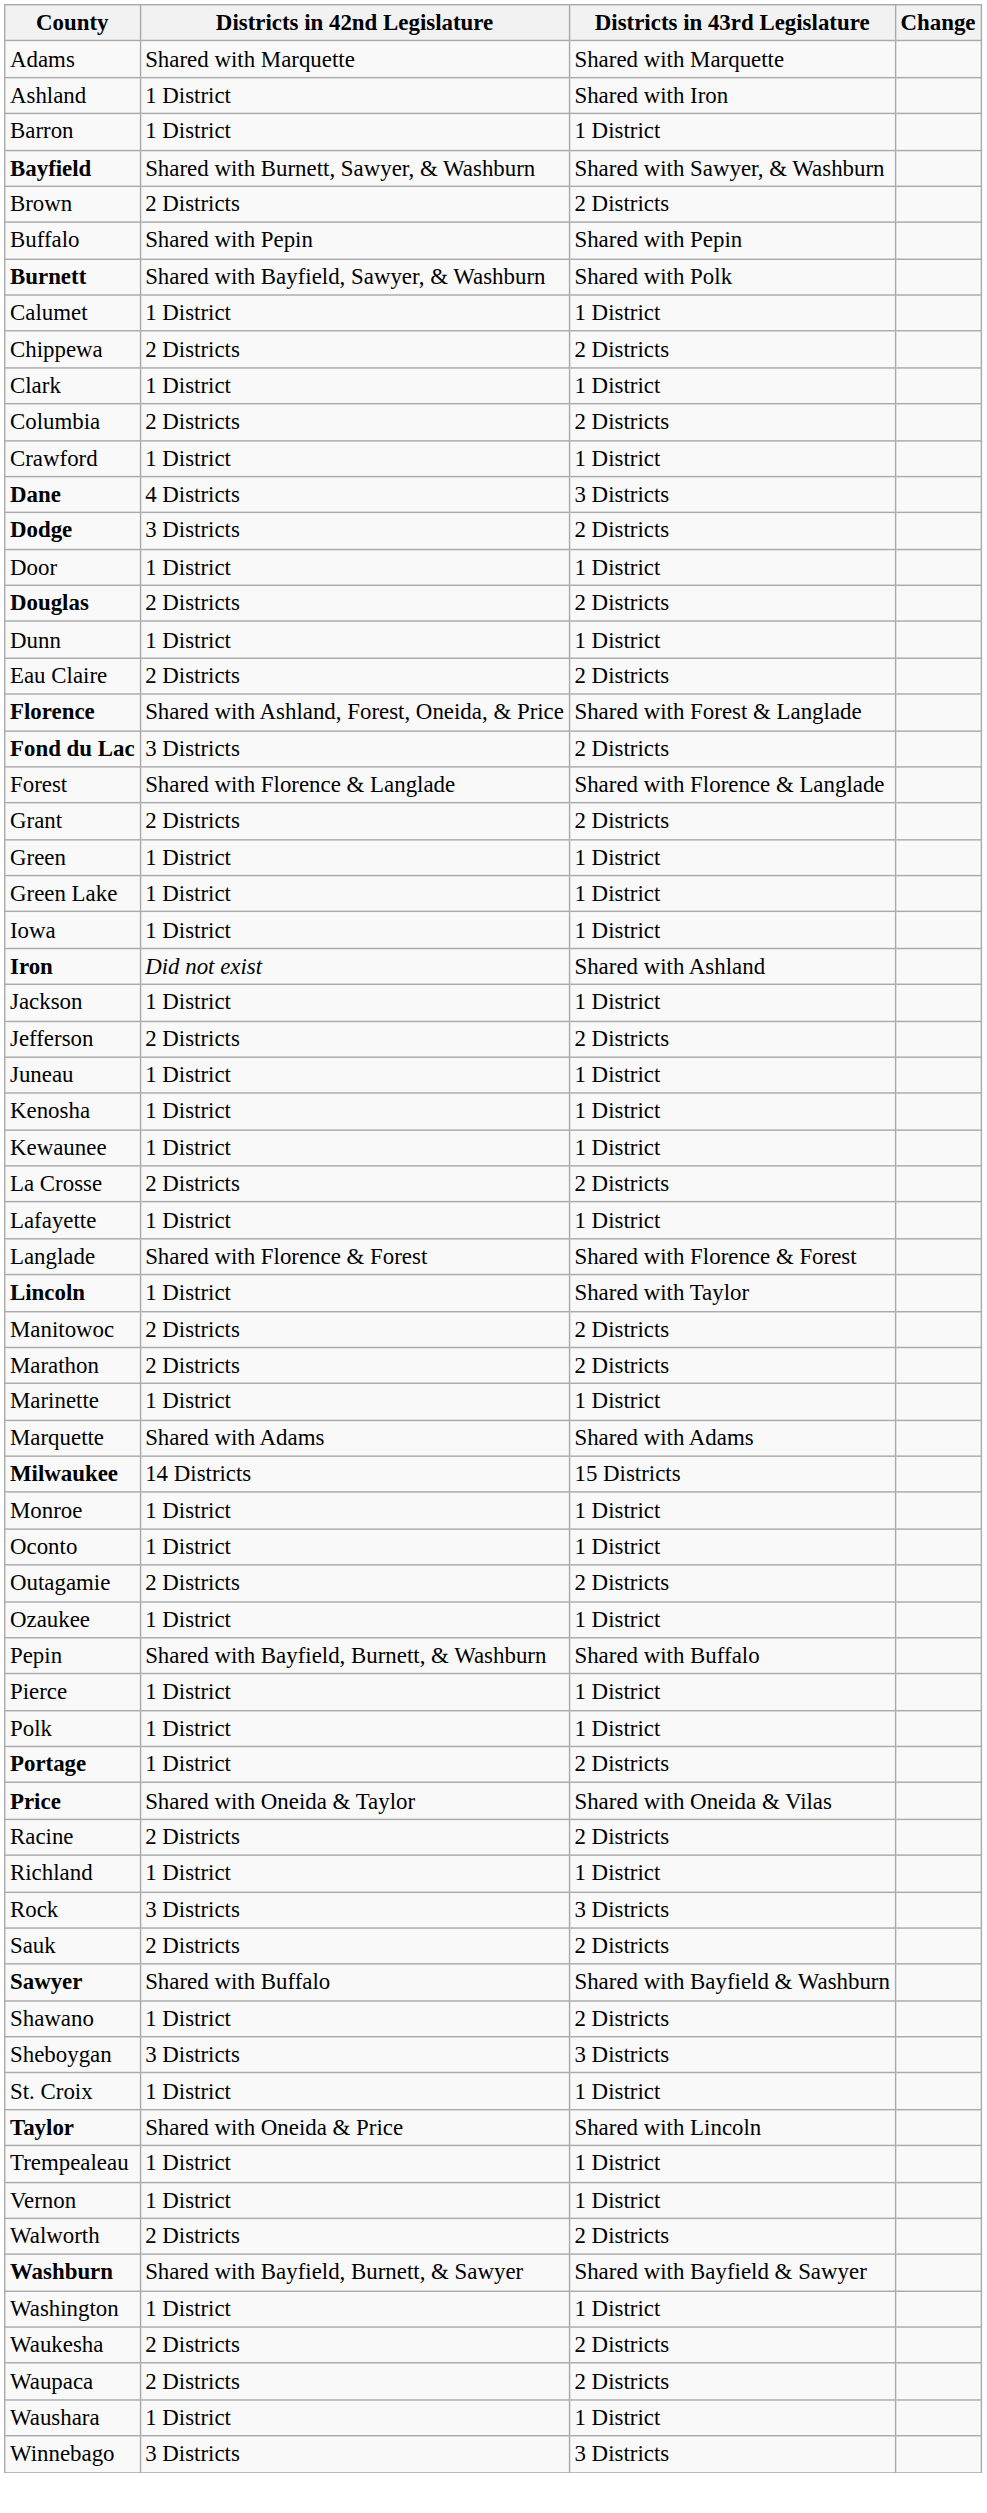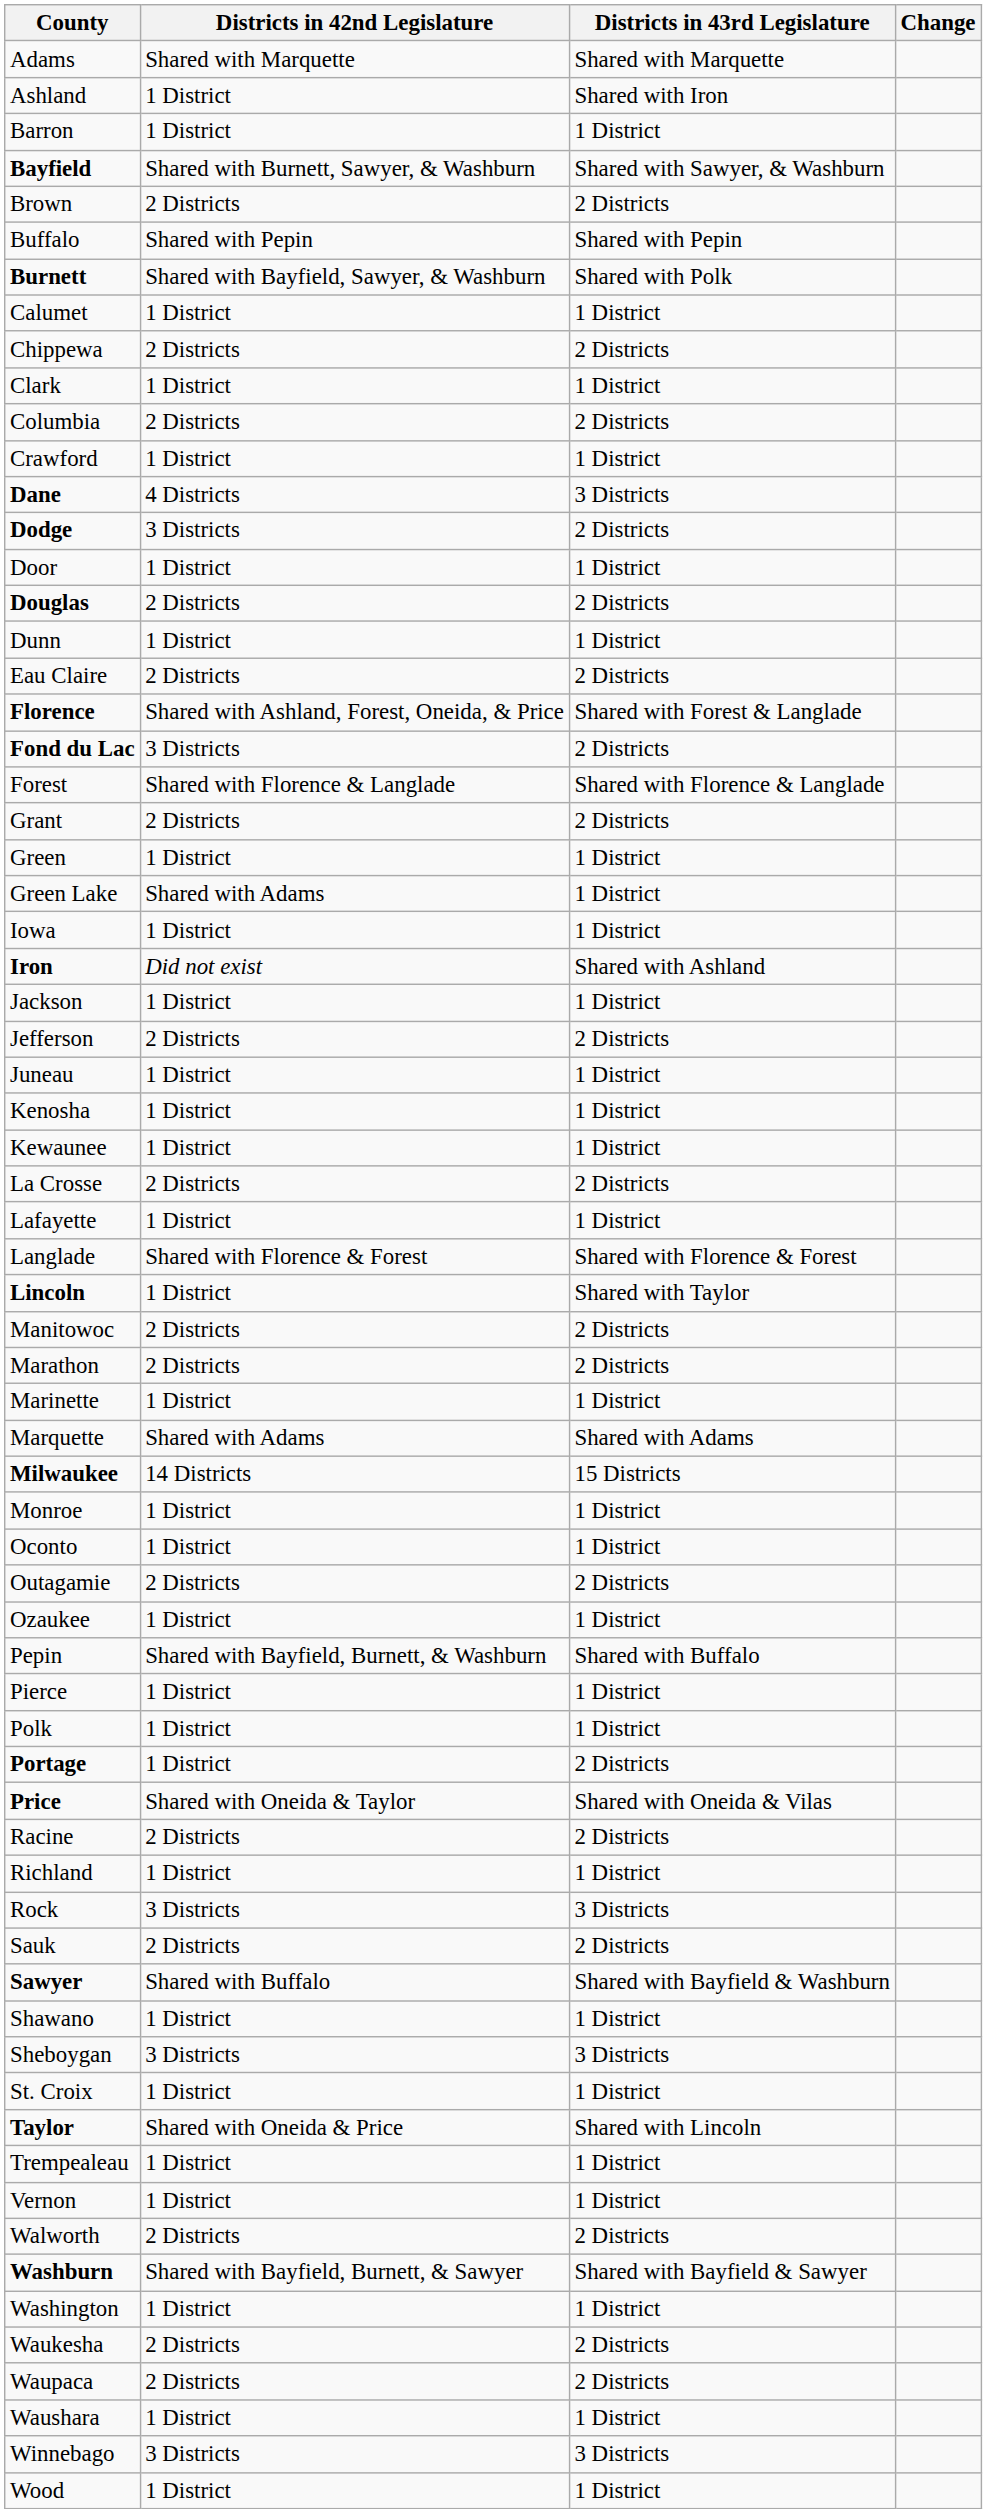(188, 893) 1 District -> (235, 893) Shared with Adams
(622, 2018) 2 Districts -> (617, 2018) 1 District
+ row: (37, 2490)
